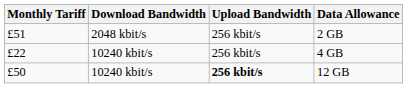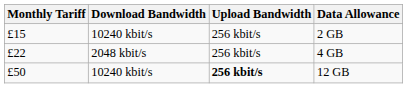(16, 33) £51 -> (16, 33) £15
(119, 33) 2048 kbit/s -> (122, 33) 10240 kbit/s
(122, 53) 10240 kbit/s -> (119, 53) 2048 kbit/s
